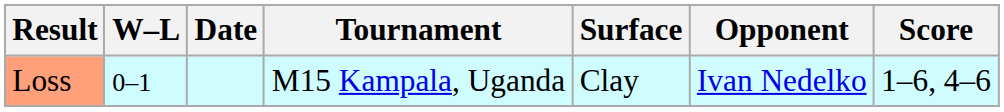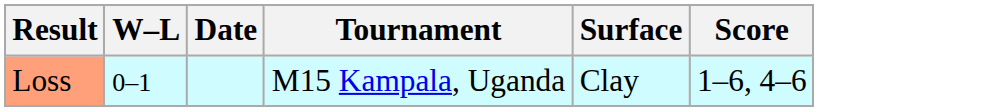- column: (782, 29)
